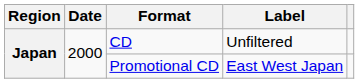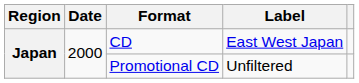(259, 41) Unfiltered -> (285, 41) East West Japan
(285, 66) East West Japan -> (259, 66) Unfiltered
